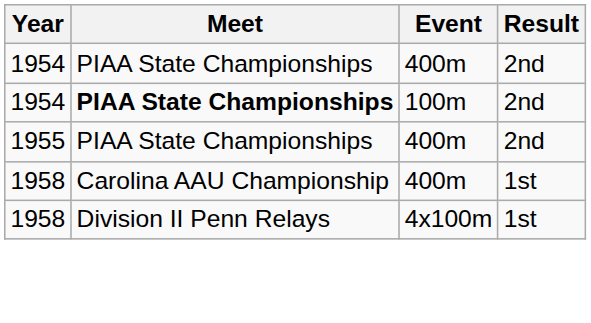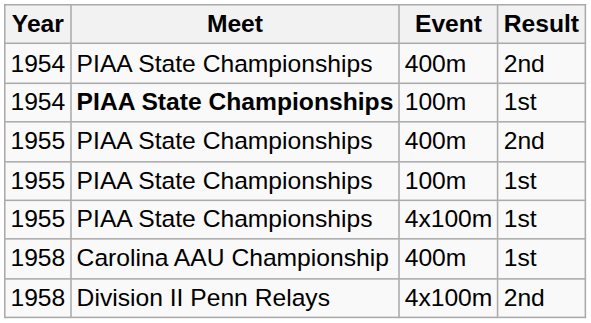(524, 102) 2nd -> (520, 102) 1st
+ row: (38, 180)
+ row: (38, 219)
(520, 219) 1st -> (524, 297) 2nd
